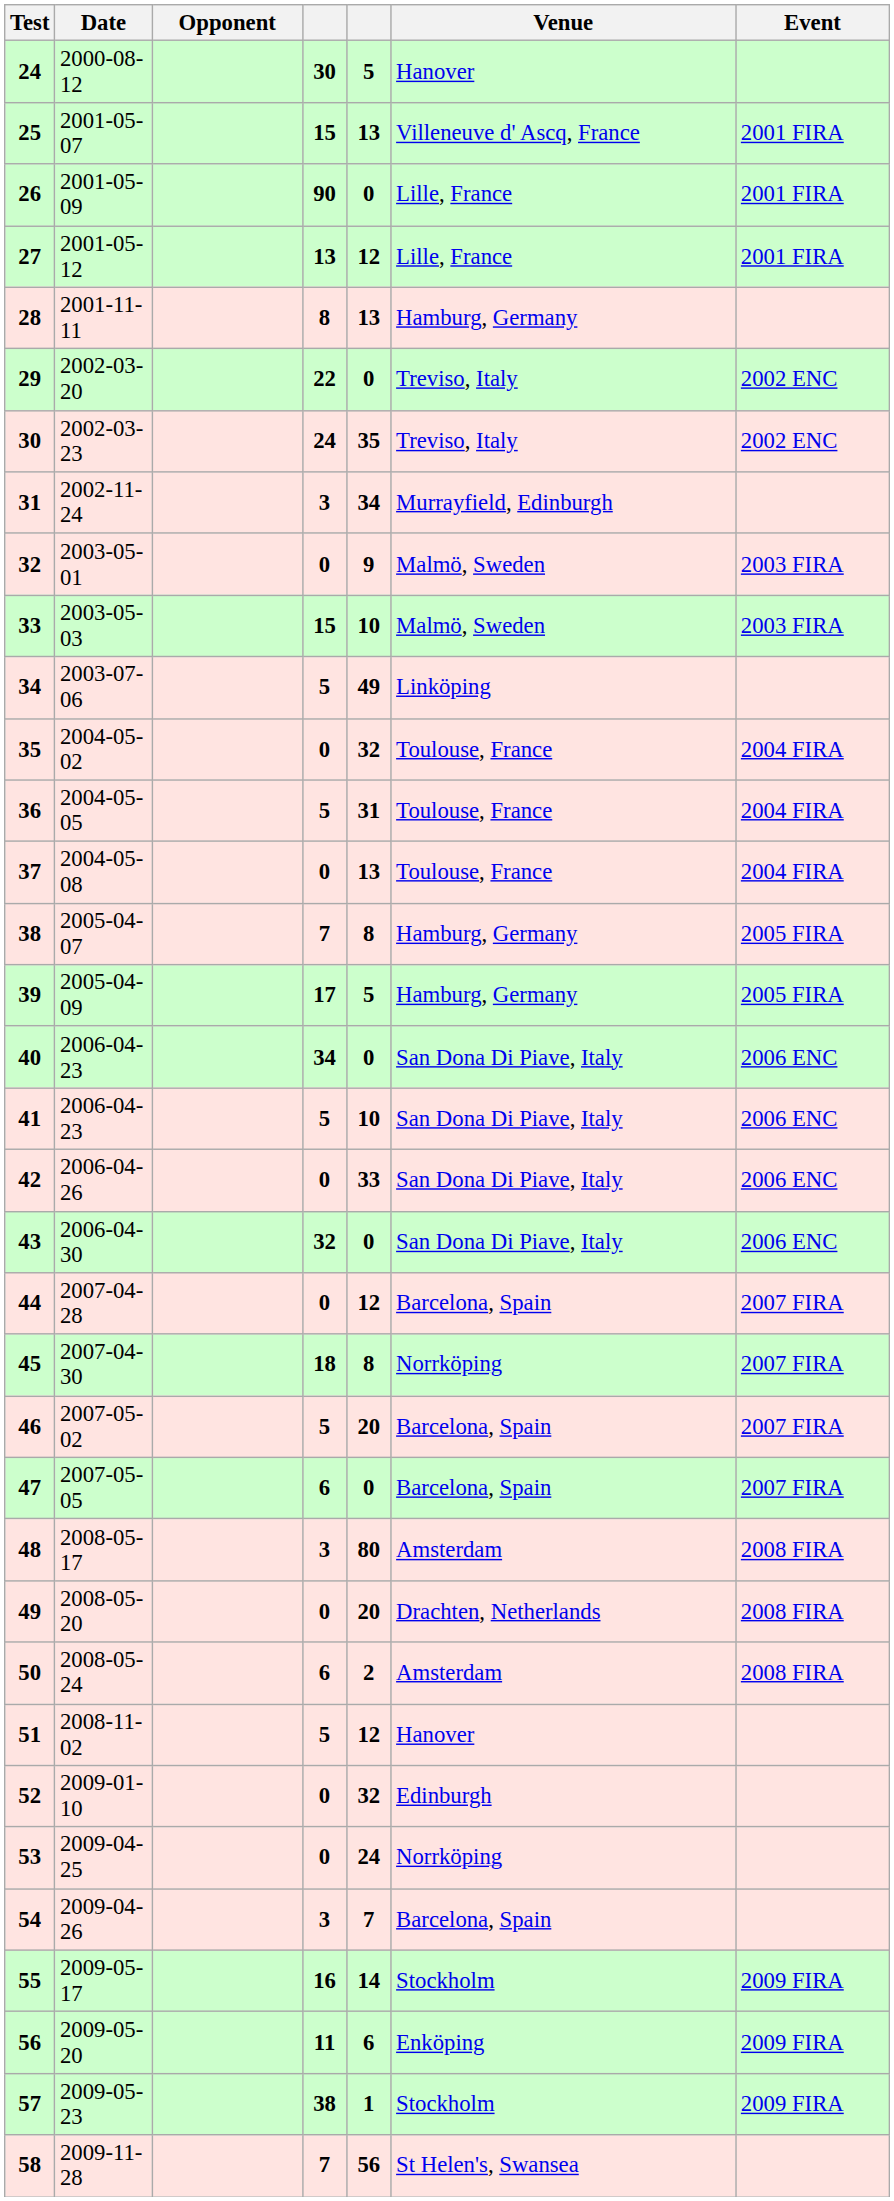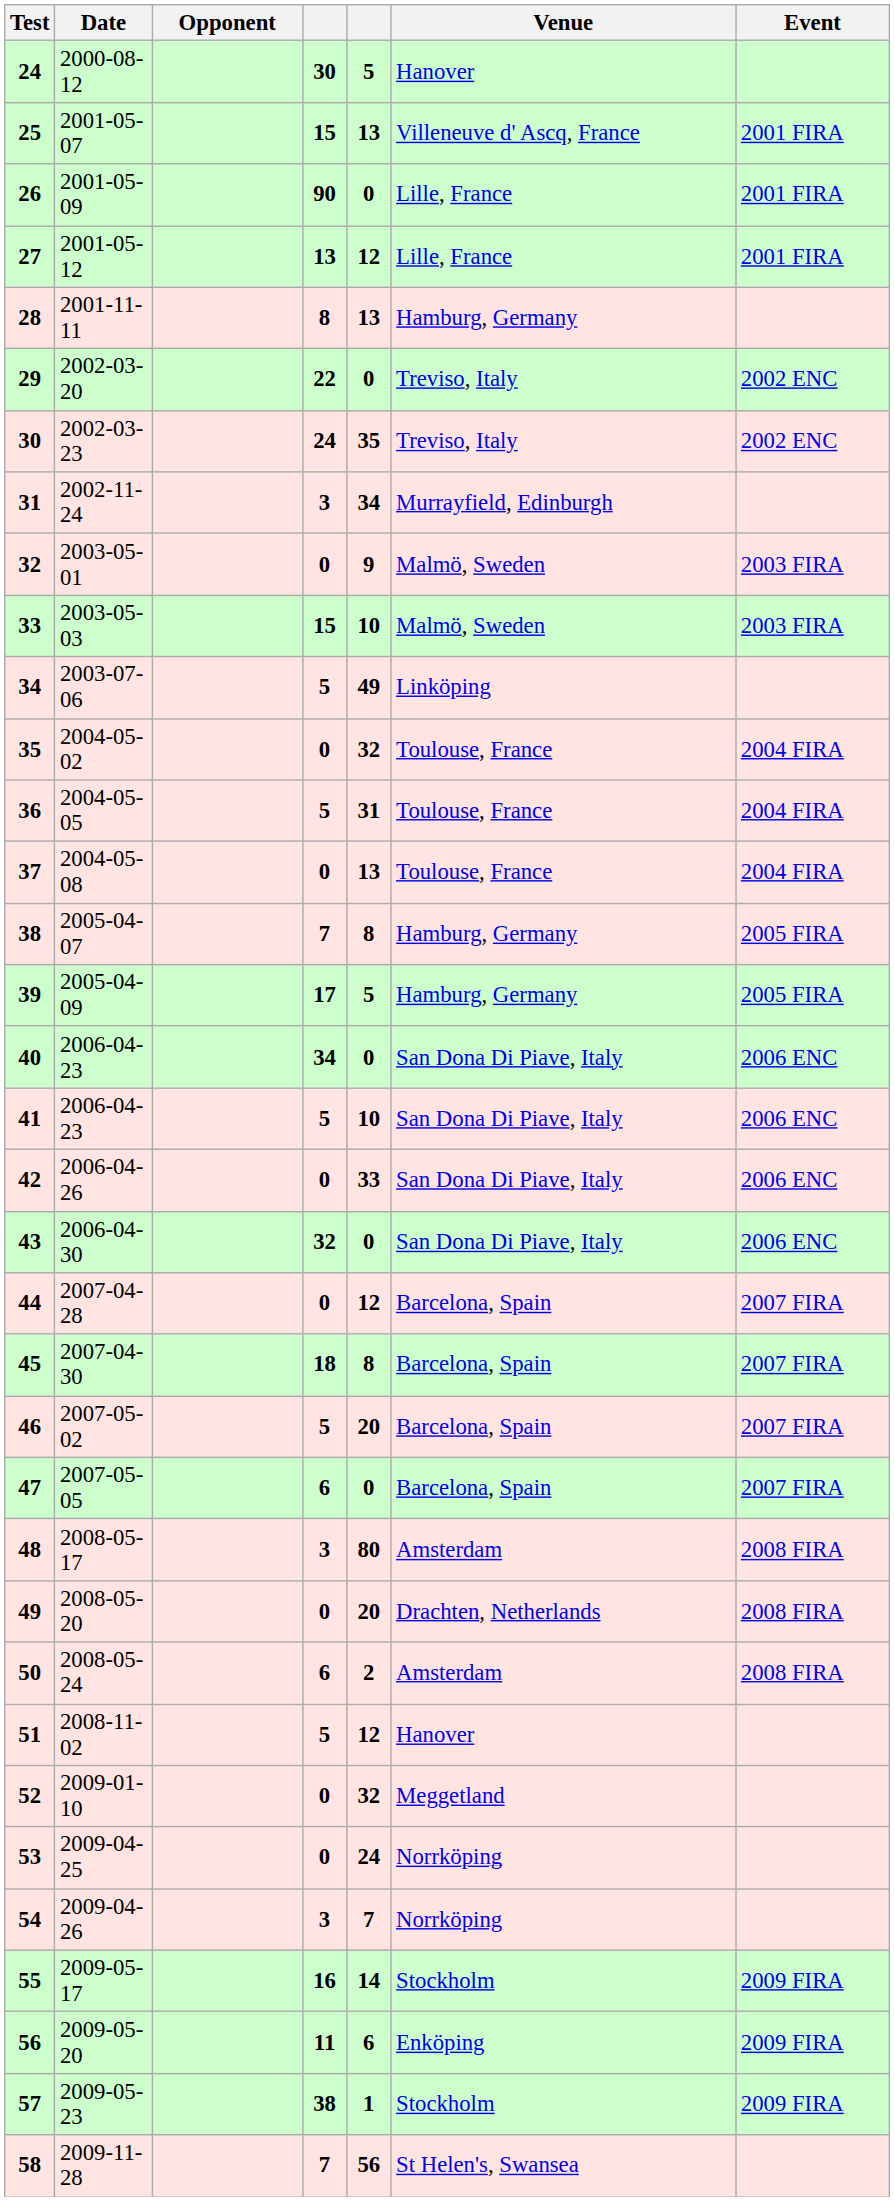(449, 1364) Norrköping -> (474, 1364) Barcelona, Spain
(444, 1795) Edinburgh -> (450, 1795) Meggetland
(474, 1919) Barcelona, Spain -> (449, 1919) Norrköping
